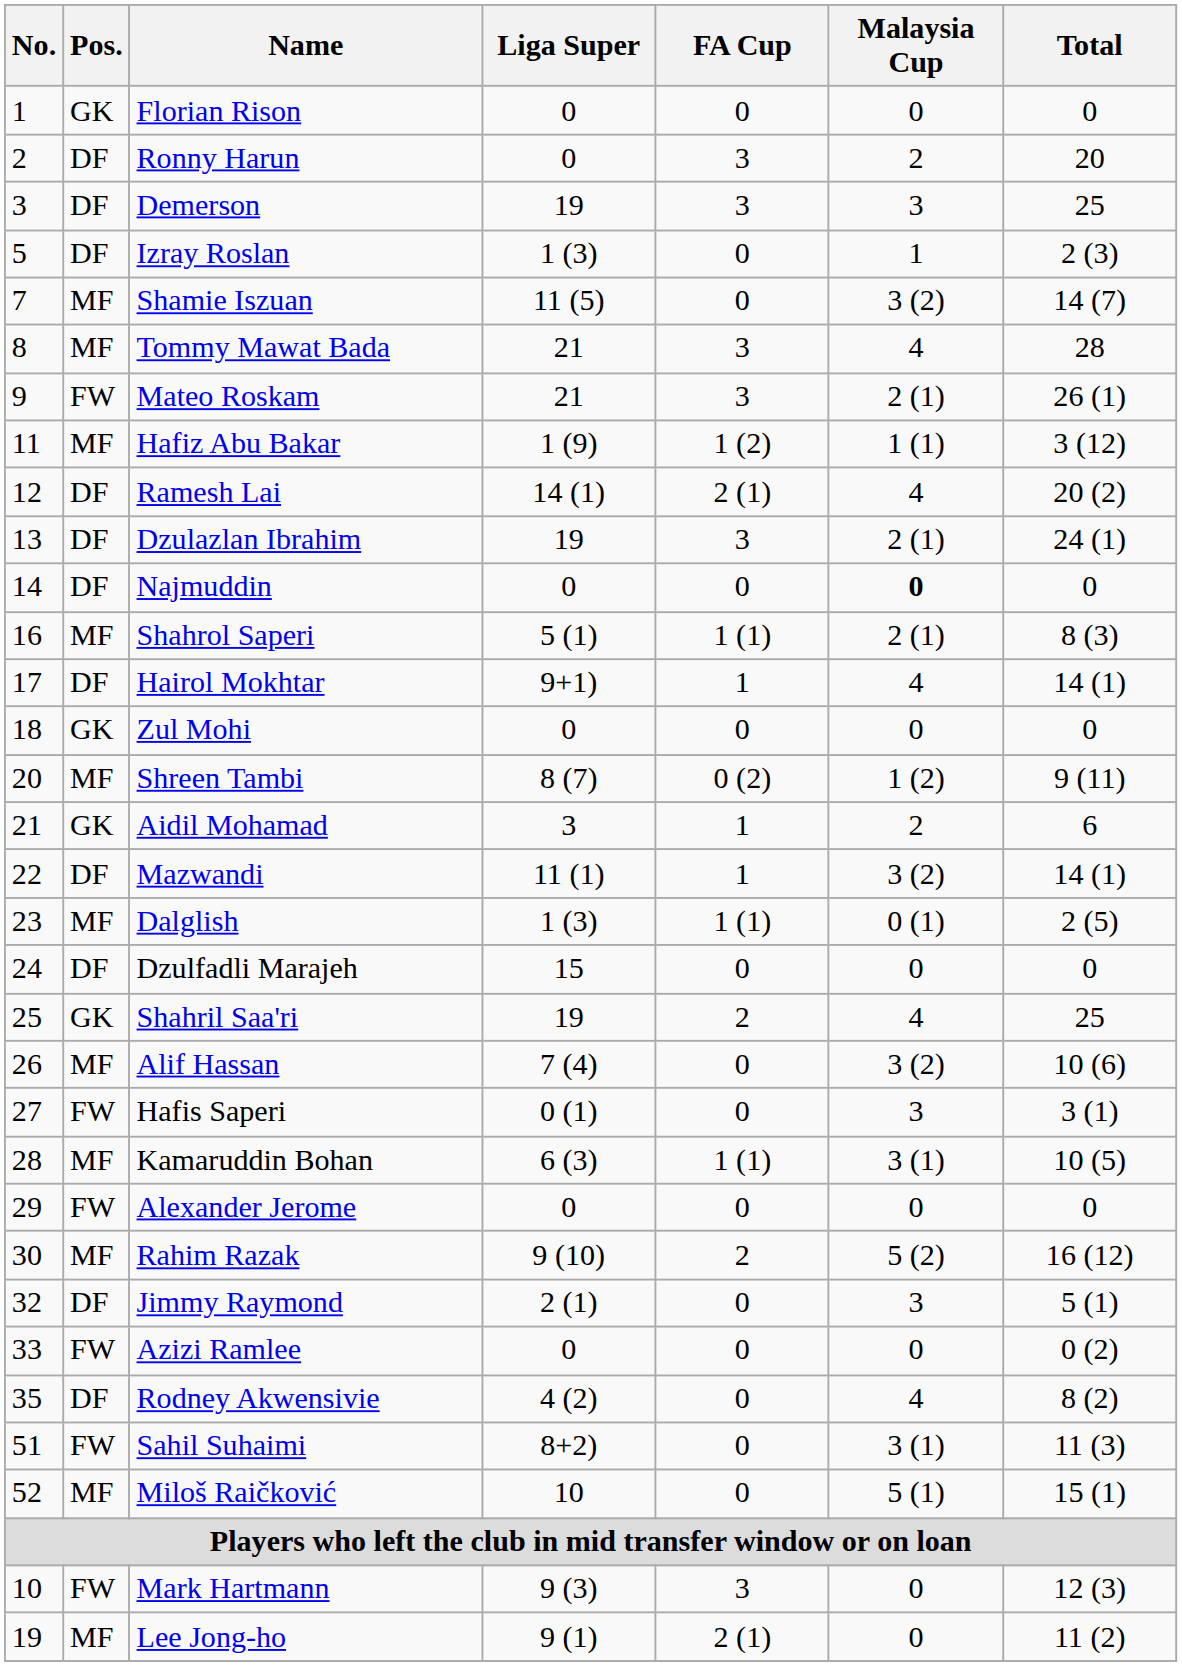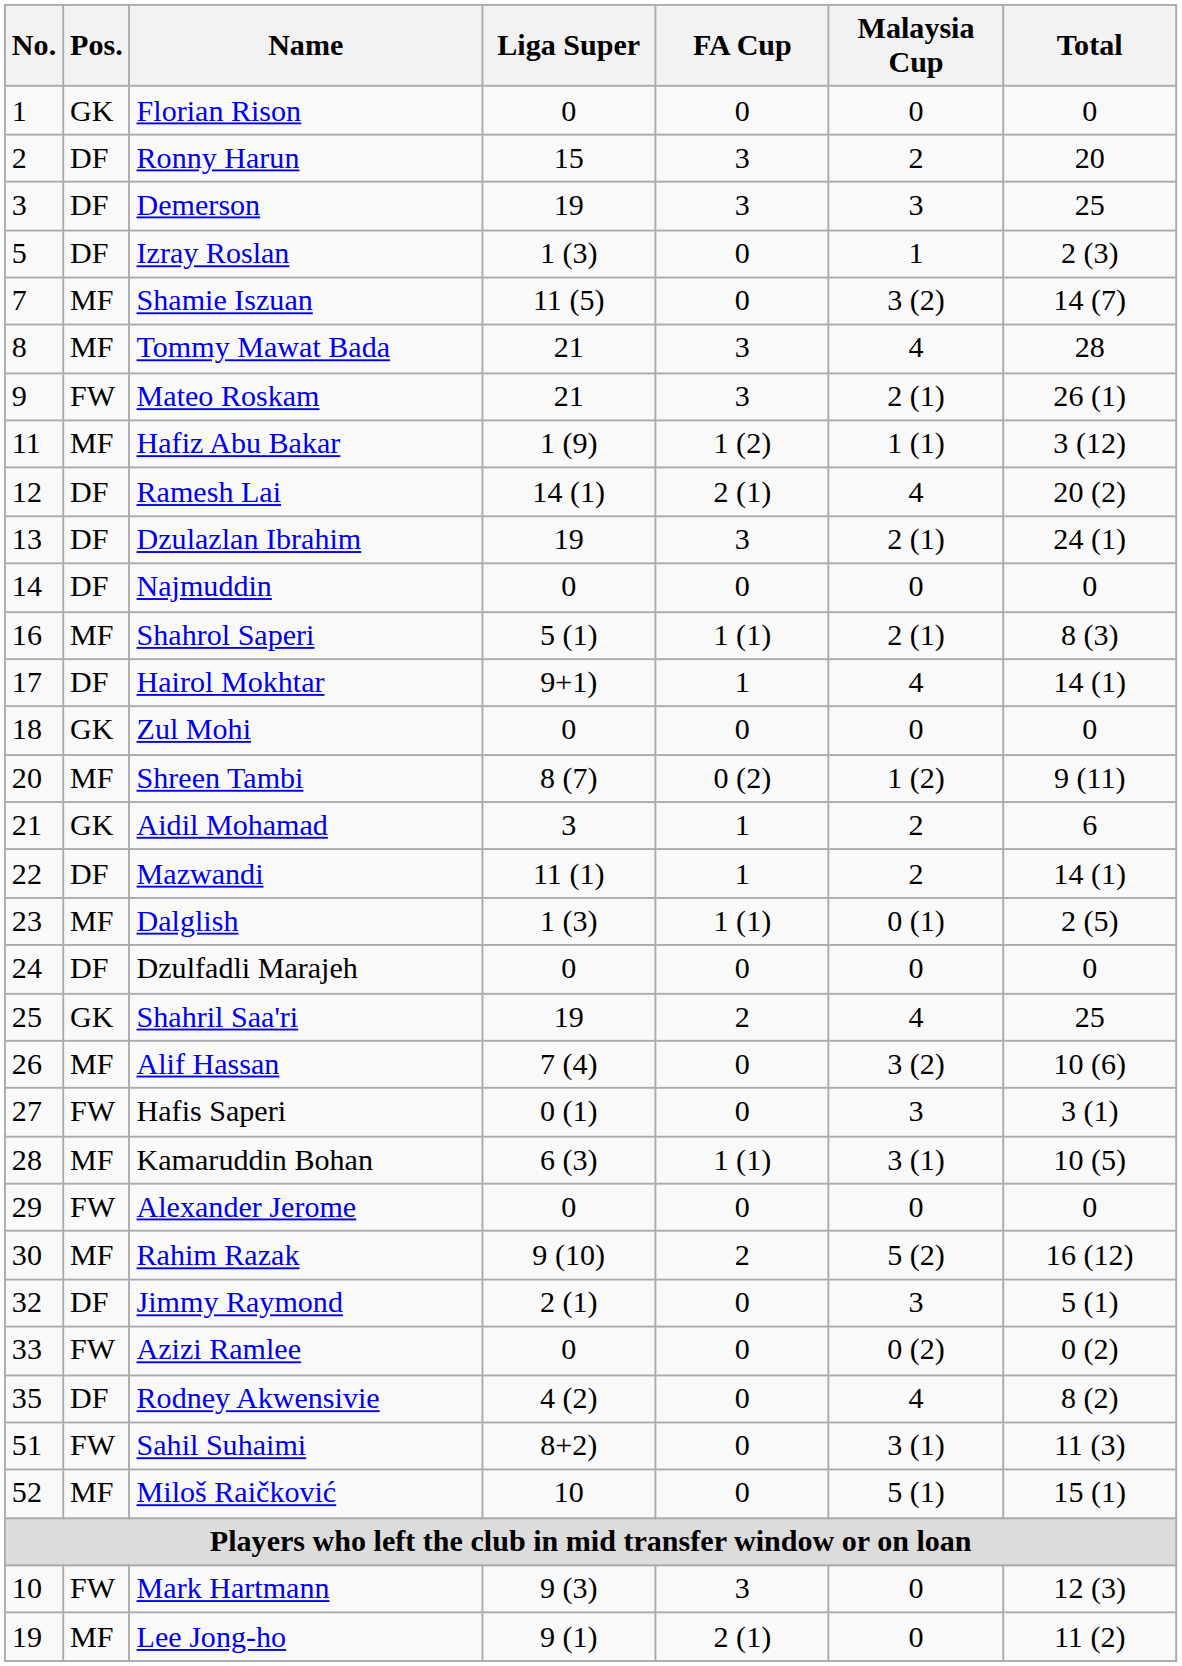(569, 157) 0 -> (569, 157) 15
(916, 586) bold -> (916, 586) normal
(916, 873) 3 (2) -> (916, 873) 2
(569, 968) 15 -> (569, 968) 0
(916, 1350) 0 -> (916, 1350) 0 (2)
